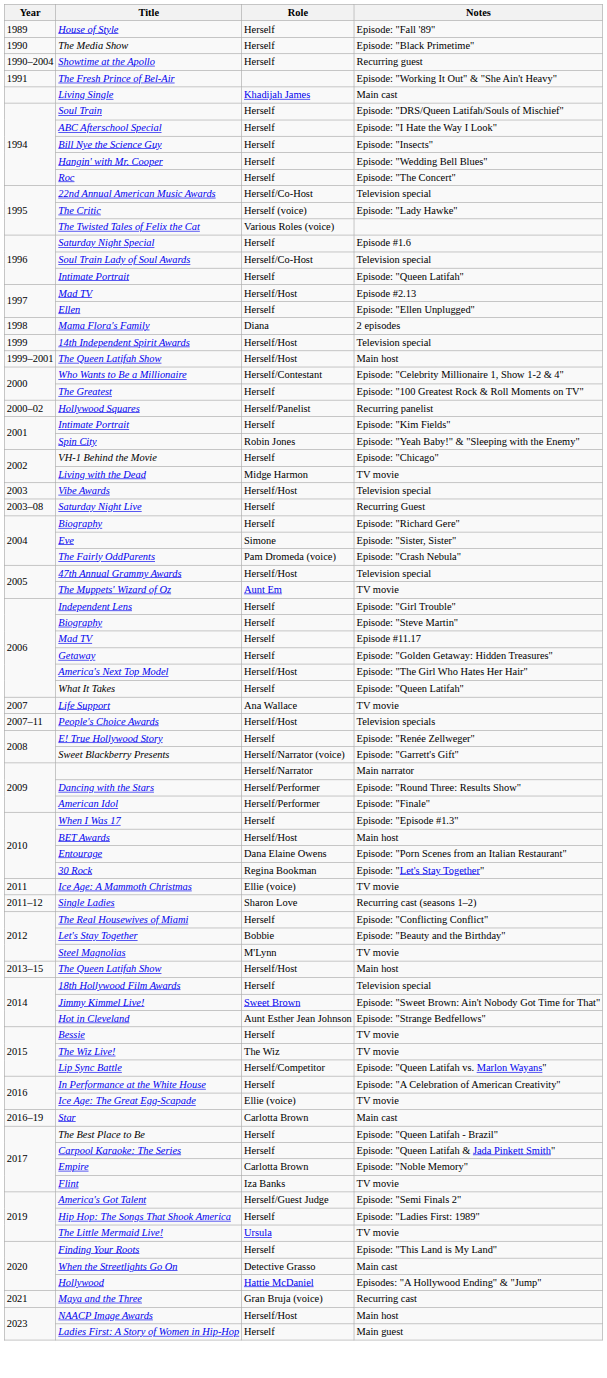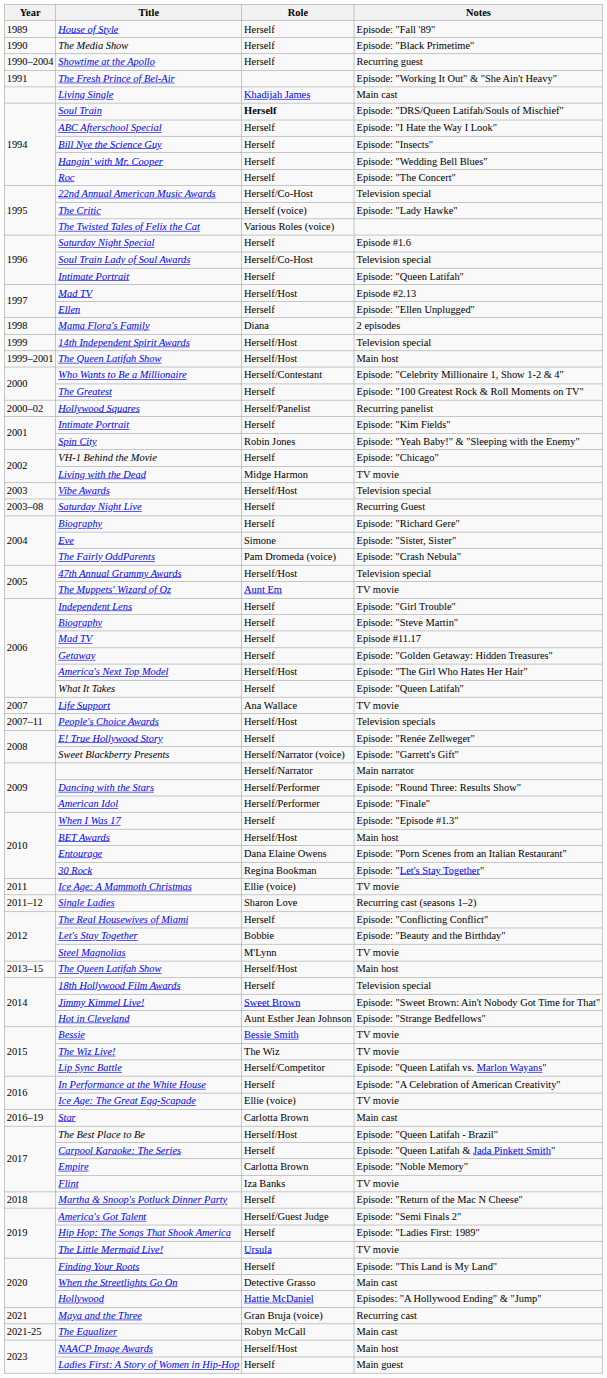(259, 111) normal -> (260, 111) bold
(259, 1035) Herself -> (271, 1035) Bessie Smith
(259, 1134) Herself -> (271, 1134) Herself/Host
+ row: (17, 1200)
+ row: (24, 1332)
